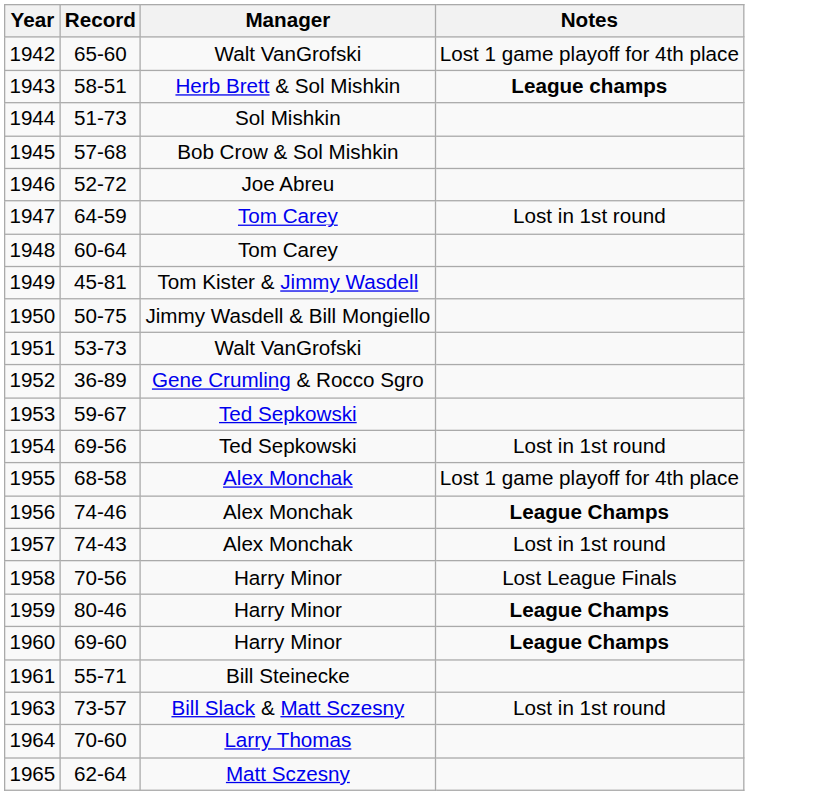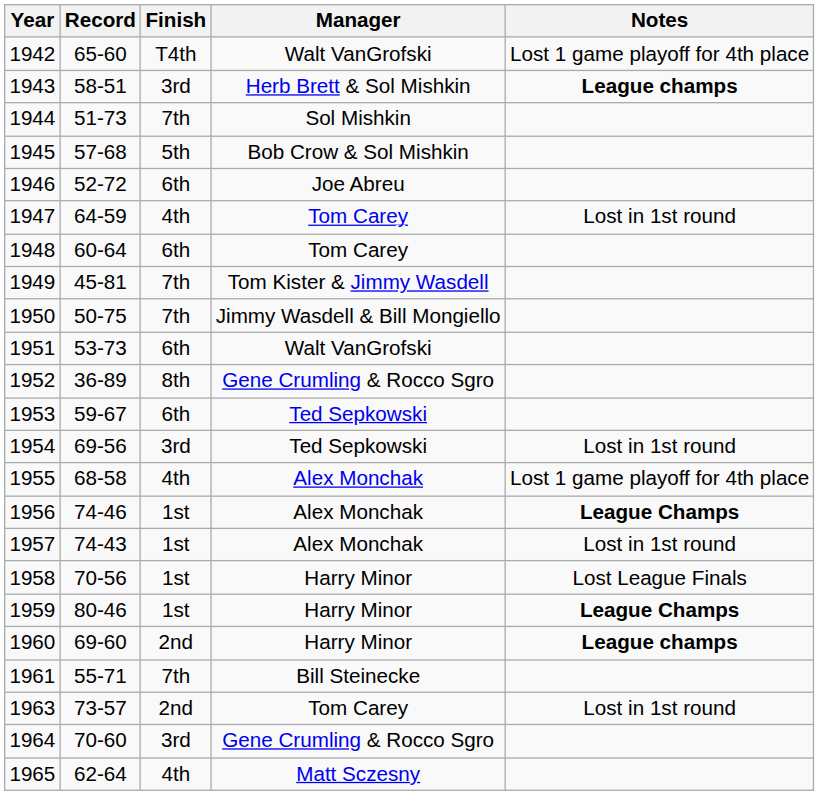+ column: (176, 20)
(589, 642) League Champs -> (660, 642) League champs
(288, 708) Bill Slack & Matt Sczesny -> (358, 708) Tom Carey
(288, 741) Larry Thomas -> (358, 741) Gene Crumling & Rocco Sgro
